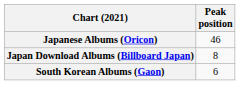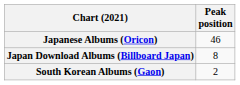(215, 71) 6 -> (215, 71) 2
